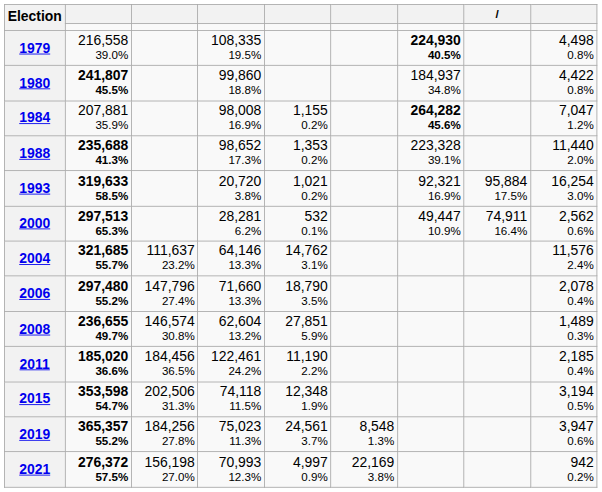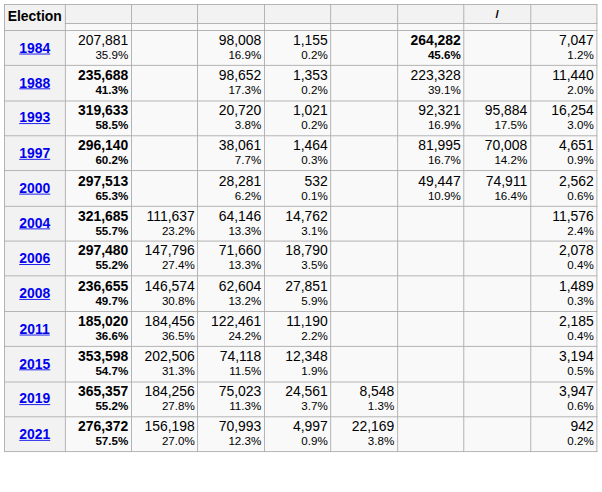- row: (35, 48)
- row: (35, 83)
+ row: (35, 153)
